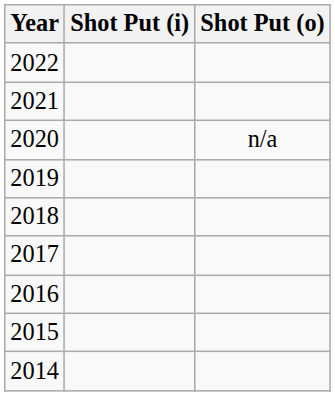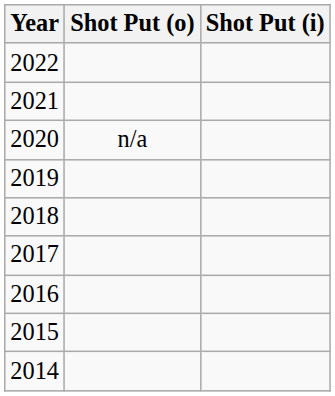columns swapped: (262, 23) <-> (130, 23)
